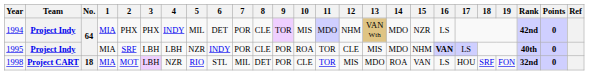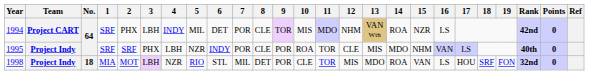(53, 29) Project Indy -> (53, 29) Project CART
(107, 29) MIA -> (107, 29) SRF
(151, 29) PHX -> (151, 29) LBH
(398, 29) MDO -> (398, 29) ROA
(107, 48) MIA -> (107, 48) SRF
(151, 48) LBH -> (151, 48) PHX
(444, 48) bold -> (444, 48) normal
(53, 62) Project CART -> (53, 62) Project Indy
